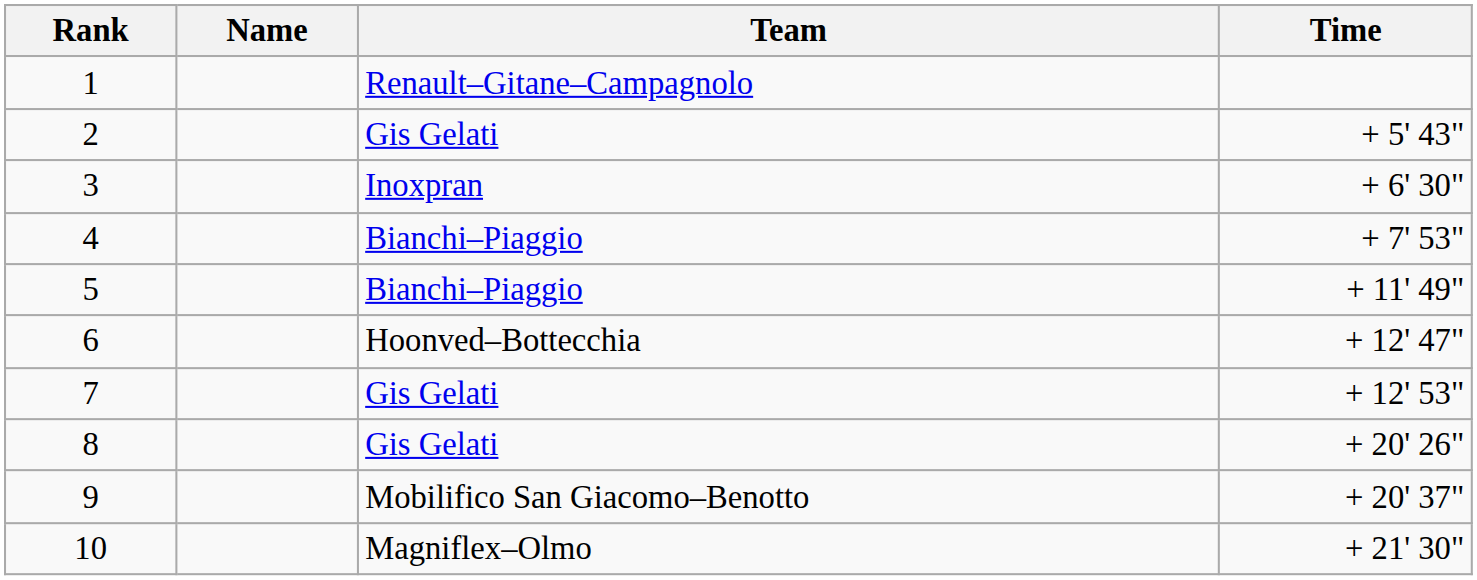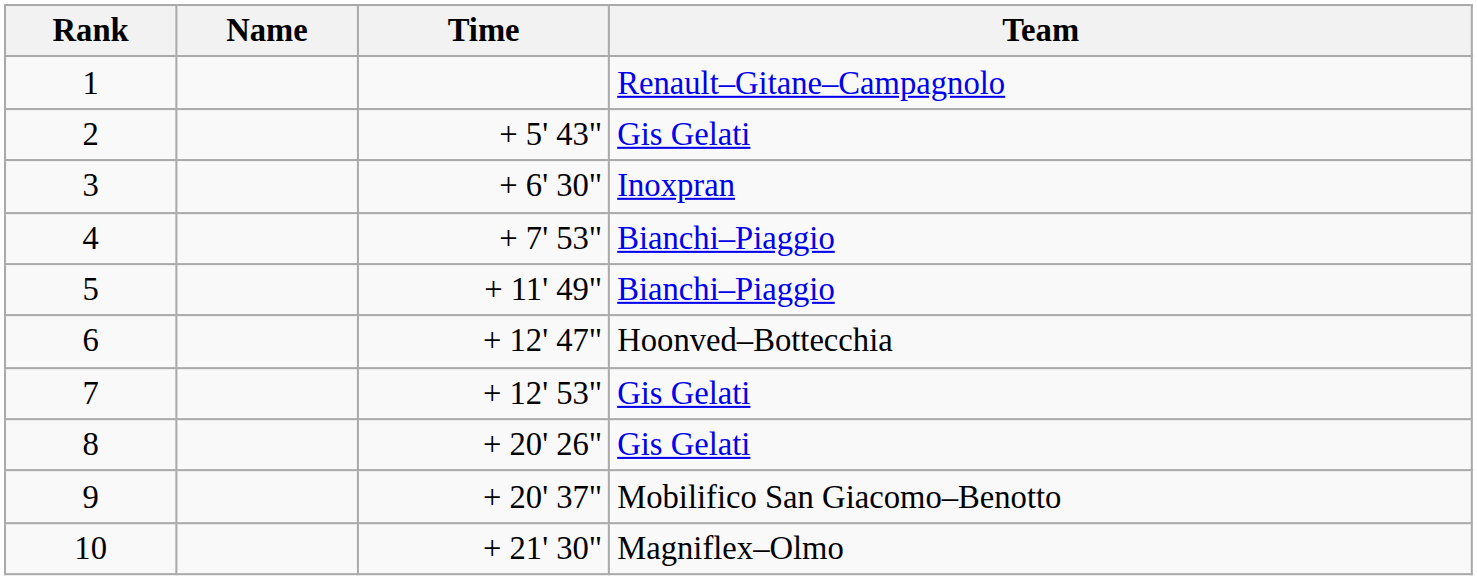columns swapped: (789, 30) <-> (1346, 30)
